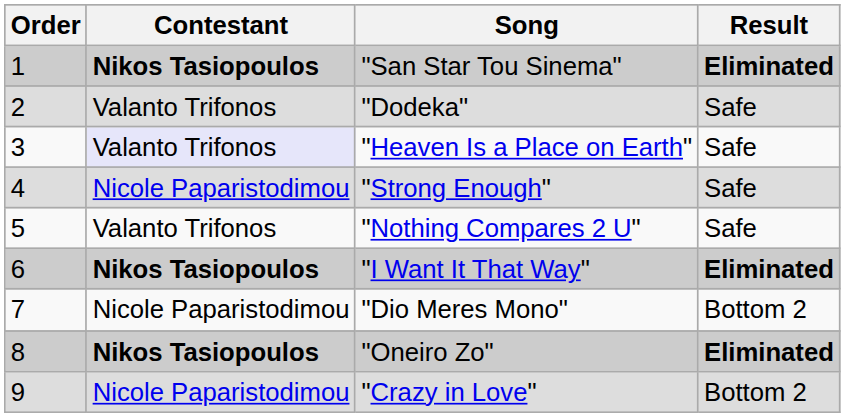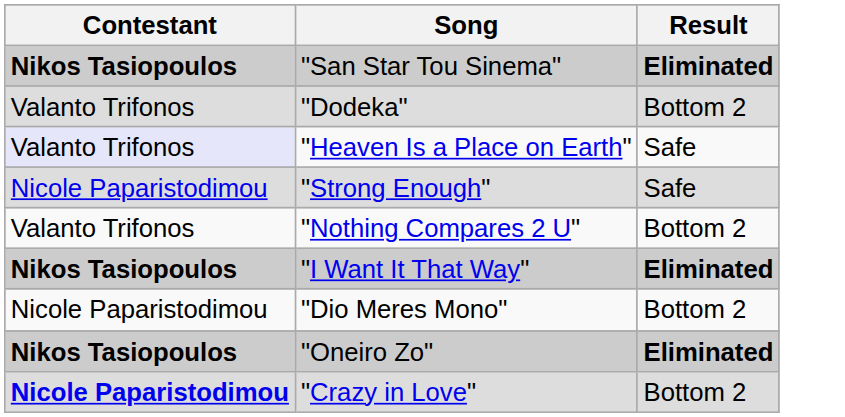- column: (46, 25)
(730, 107) Safe -> (695, 107) Bottom 2
(730, 229) Safe -> (695, 229) Bottom 2
(221, 391) normal -> (150, 391) bold
